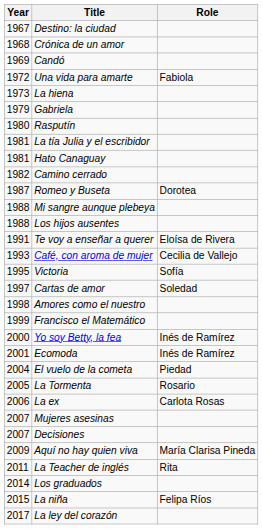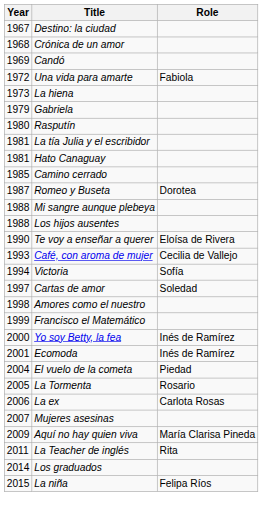(18, 175) 1982 -> (18, 175) 1985
(18, 239) 1991 -> (18, 239) 1990
(18, 272) 1995 -> (18, 272) 1994
- row: (59, 434)
- row: (76, 516)
